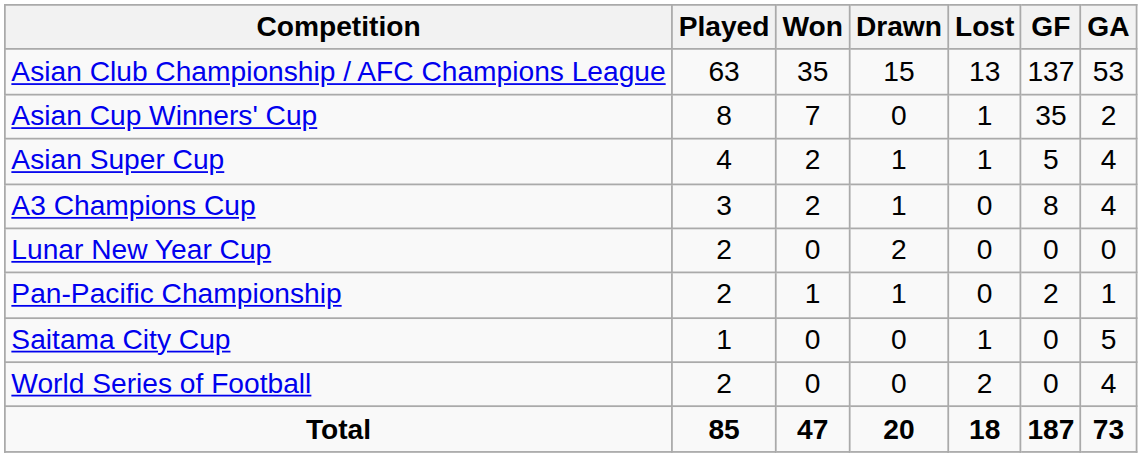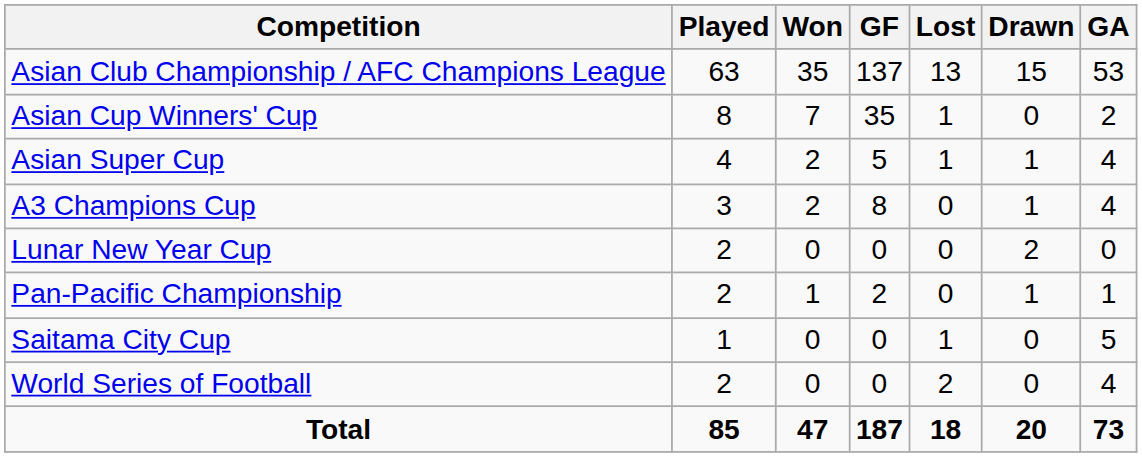columns swapped: (899, 26) <-> (1051, 26)
